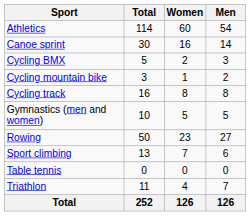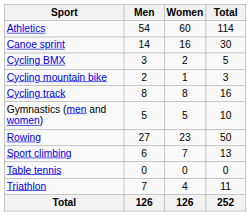columns swapped: (226, 12) <-> (144, 12)
